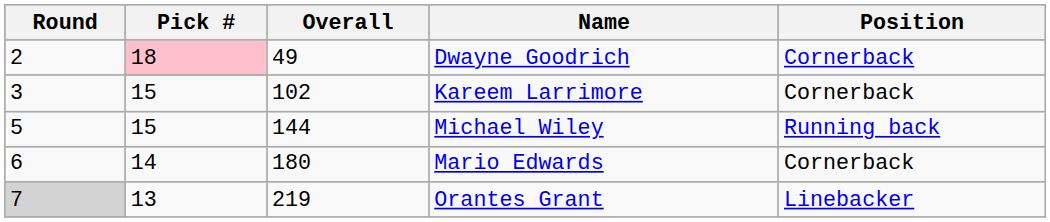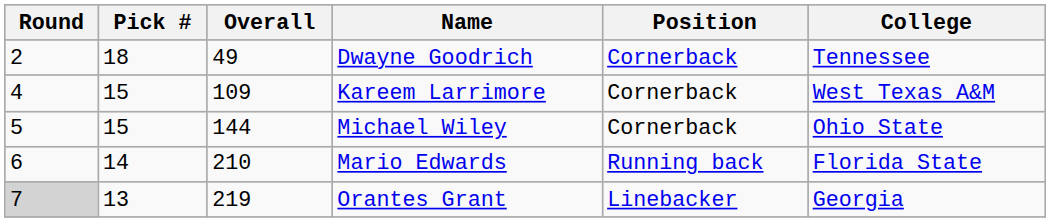+ column: (926, 23)
(144, 58) pink background -> (116, 58) no background
(17, 93) 3 -> (17, 93) 4
(292, 93) 102 -> (232, 93) 109
(862, 129) Running back -> (672, 129) Cornerback
(292, 164) 180 -> (232, 164) 210
(849, 164) Cornerback -> (685, 164) Running back
